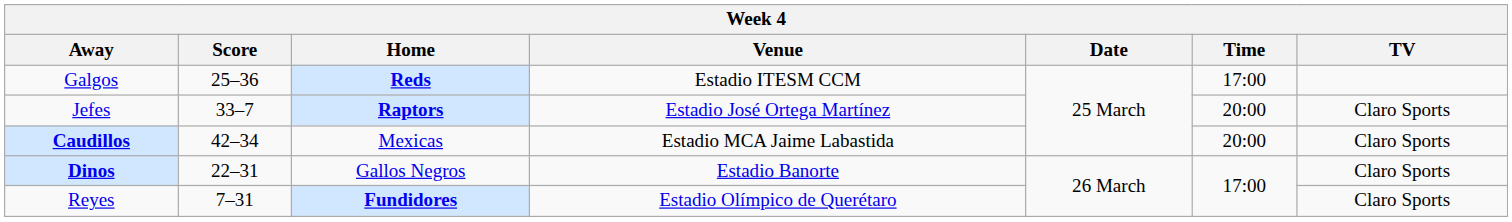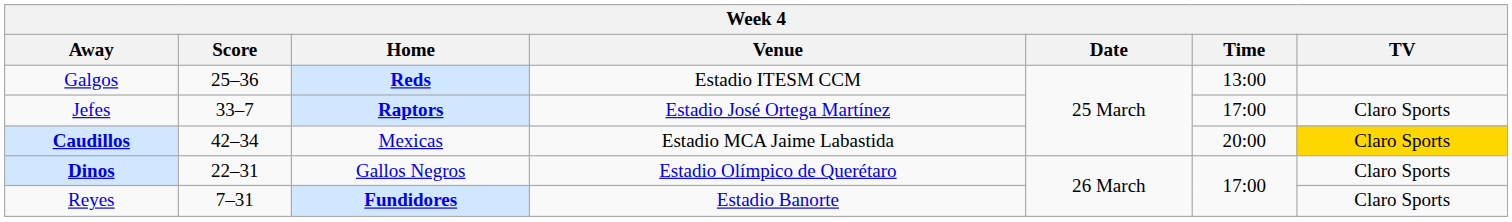(1244, 79) 17:00 -> (1244, 79) 13:00
(1244, 110) 20:00 -> (1244, 110) 17:00
(1402, 140) no background -> (1402, 140) gold background
(778, 170) Estadio Banorte -> (778, 170) Estadio Olímpico de Querétaro
(778, 200) Estadio Olímpico de Querétaro -> (778, 200) Estadio Banorte
